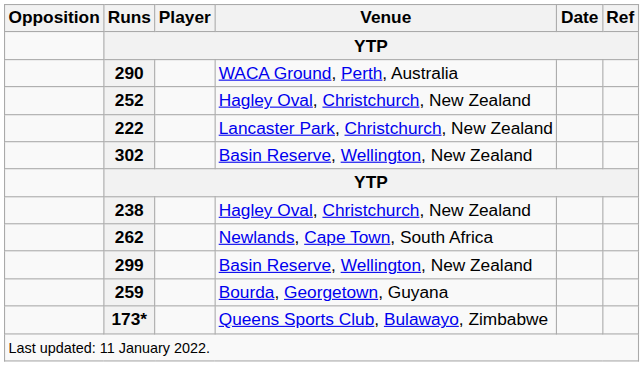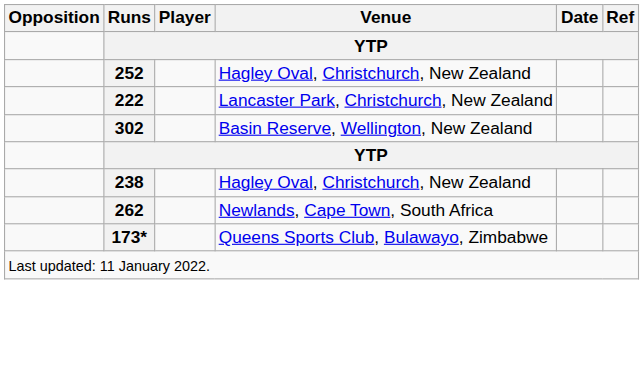- row: (129, 73)
- row: (129, 264)
- row: (129, 292)
